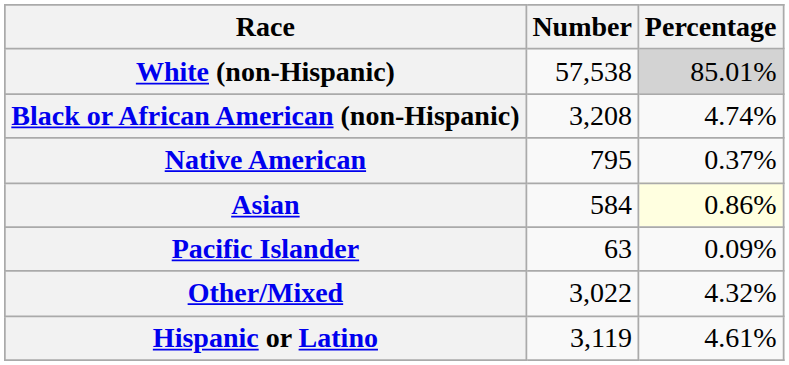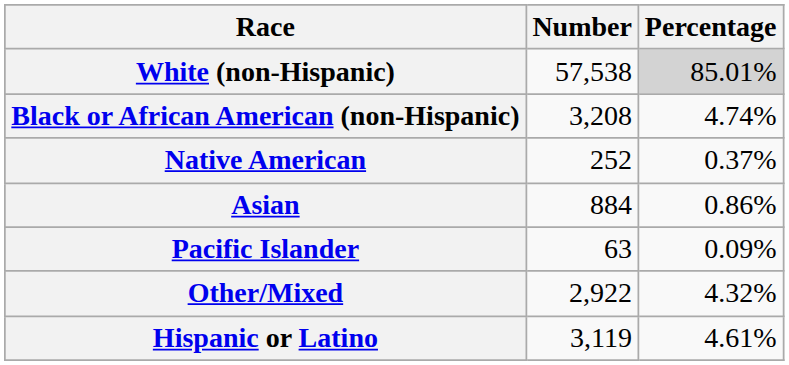(611, 159) 795 -> (611, 159) 252
(611, 204) 584 -> (611, 204) 884
(740, 204) lightyellow background -> (740, 204) no background
(600, 293) 3,022 -> (600, 293) 2,922
